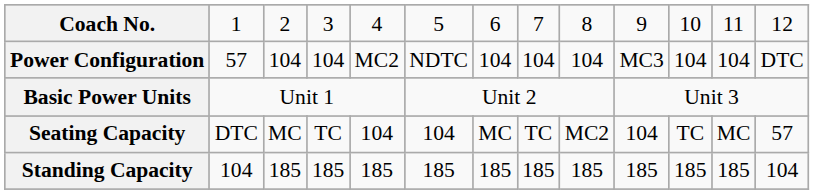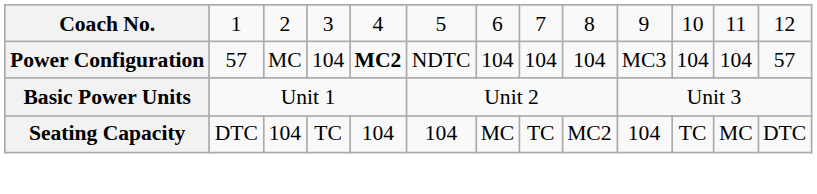(285, 59) 104 -> (285, 59) MC
(377, 59) normal -> (378, 59) bold
(782, 59) DTC -> (785, 59) 57
(285, 133) MC -> (285, 133) 104
(782, 133) 57 -> (785, 133) DTC
- row: (107, 170)
